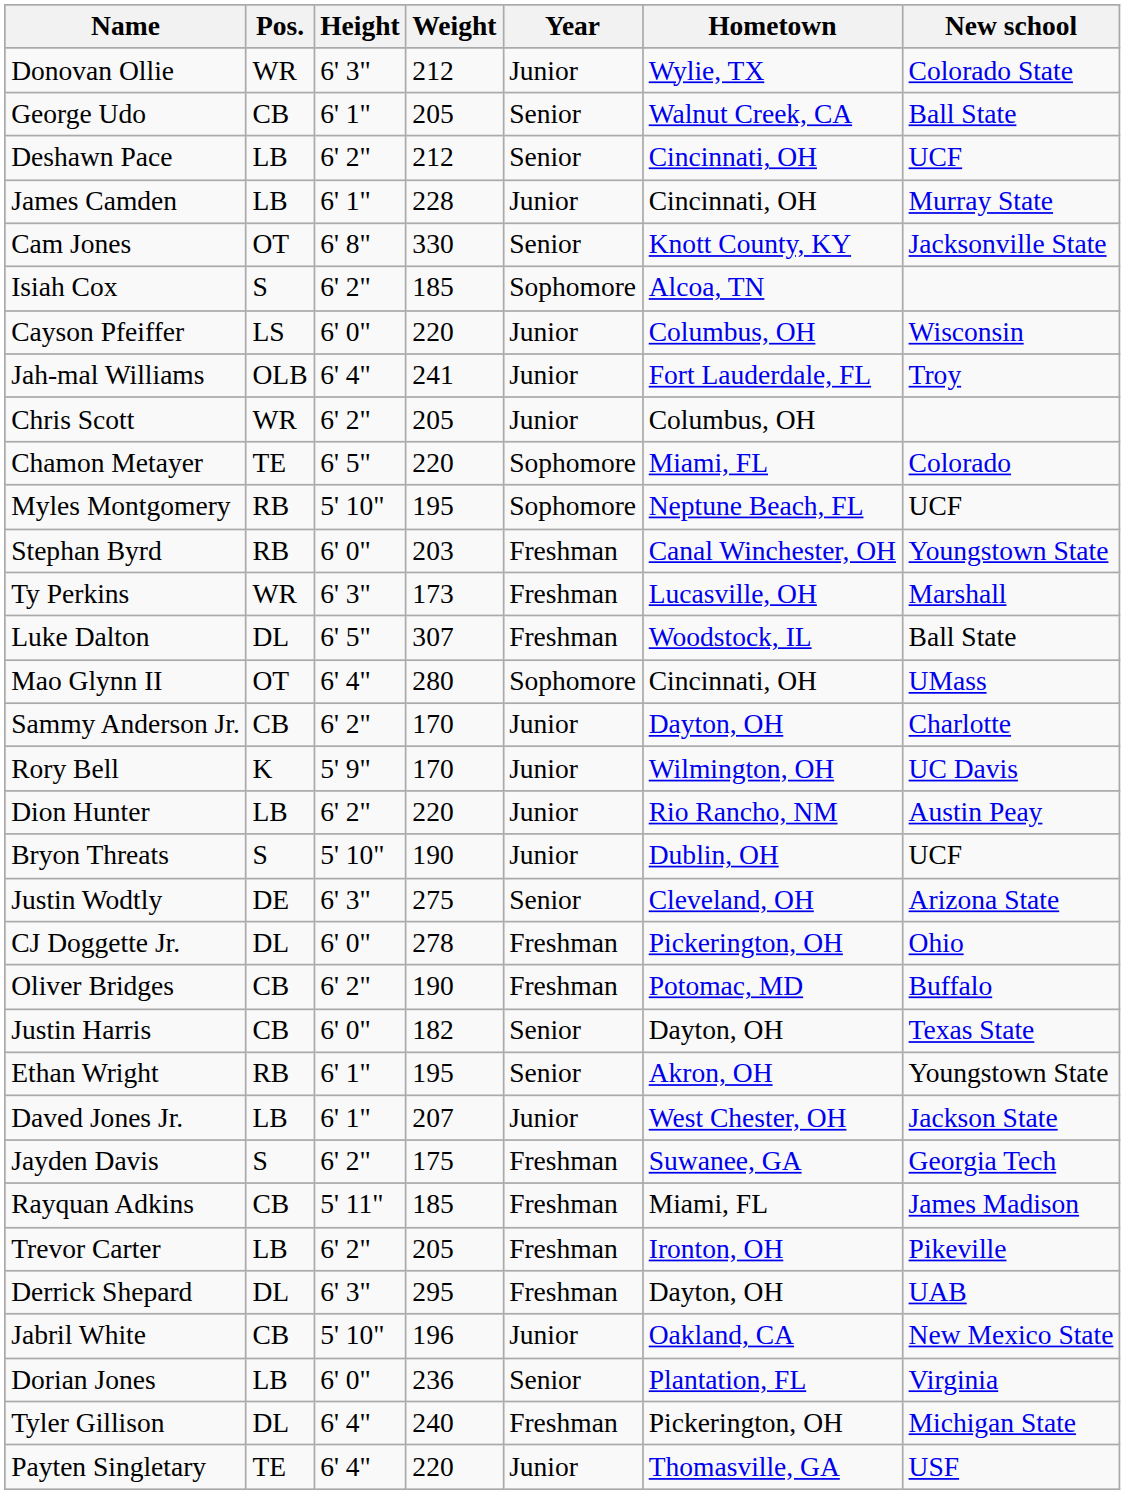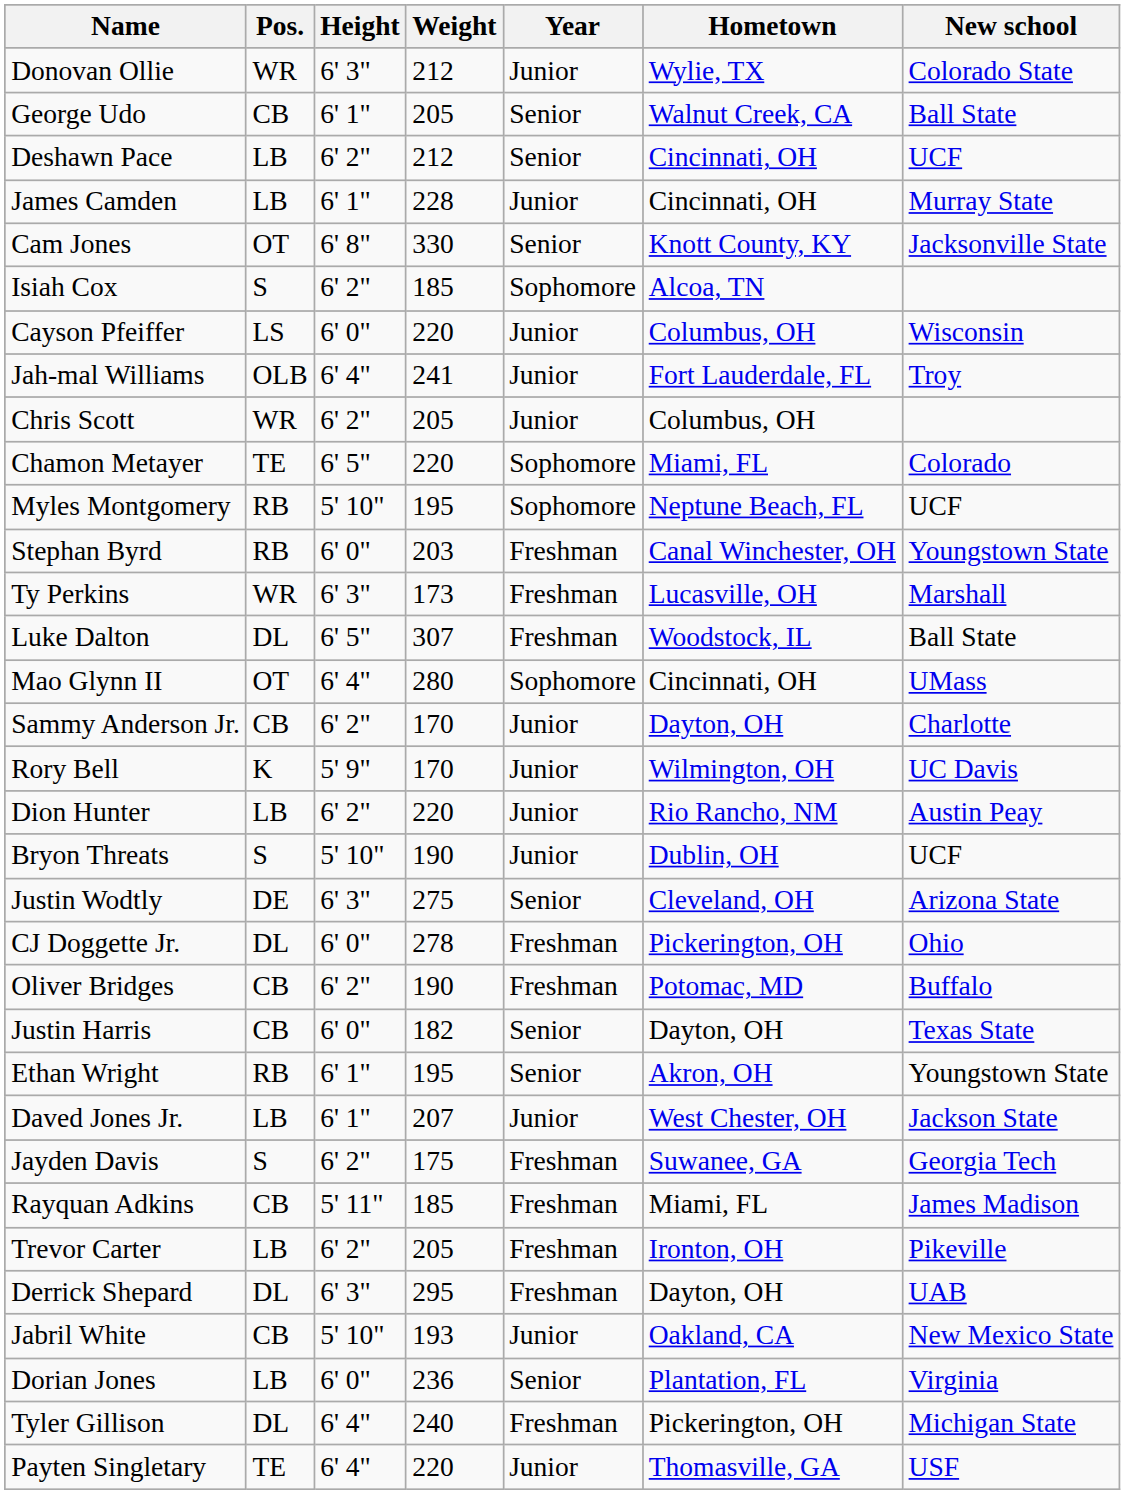(433, 1335) 196 -> (433, 1335) 193
